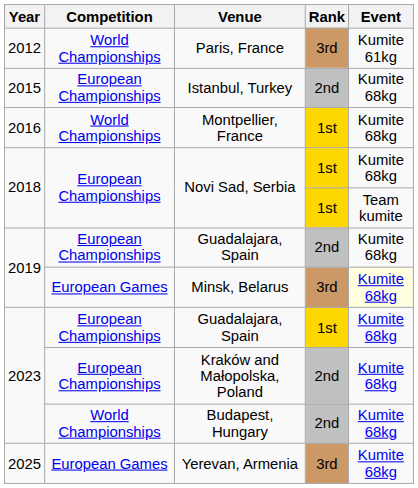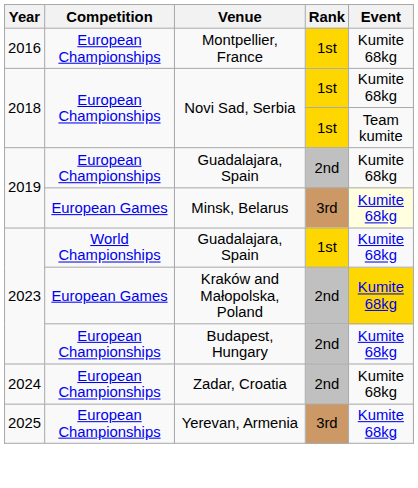- row: (24, 48)
- row: (24, 88)
(109, 128) World Championships -> (109, 48) European Championships
(109, 328) European Championships -> (109, 248) World Championships
(109, 376) European Championships -> (109, 296) European Games
(381, 376) no background -> (381, 296) gold background
(109, 424) World Championships -> (109, 344) European Championships
+ row: (24, 384)
(109, 464) European Games -> (109, 424) European Championships
